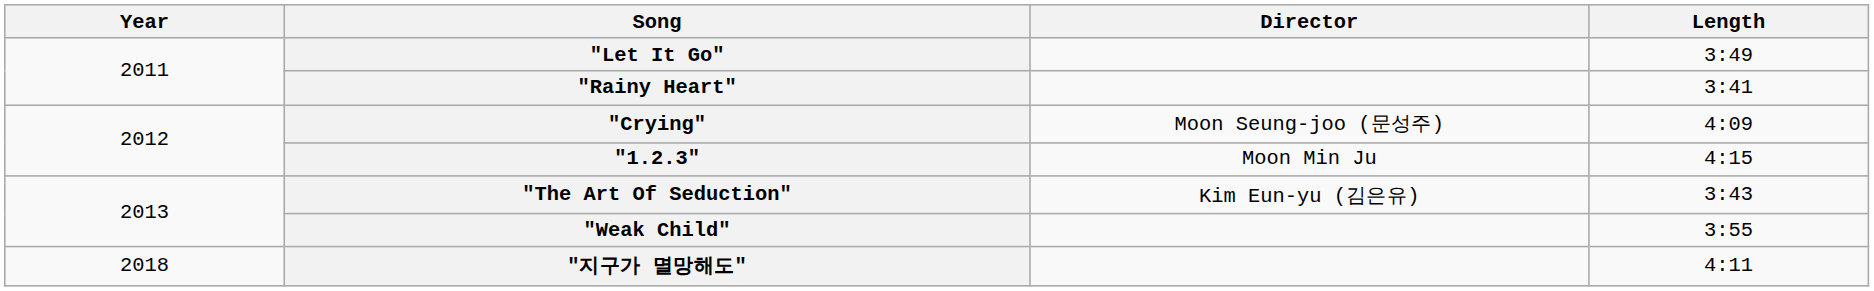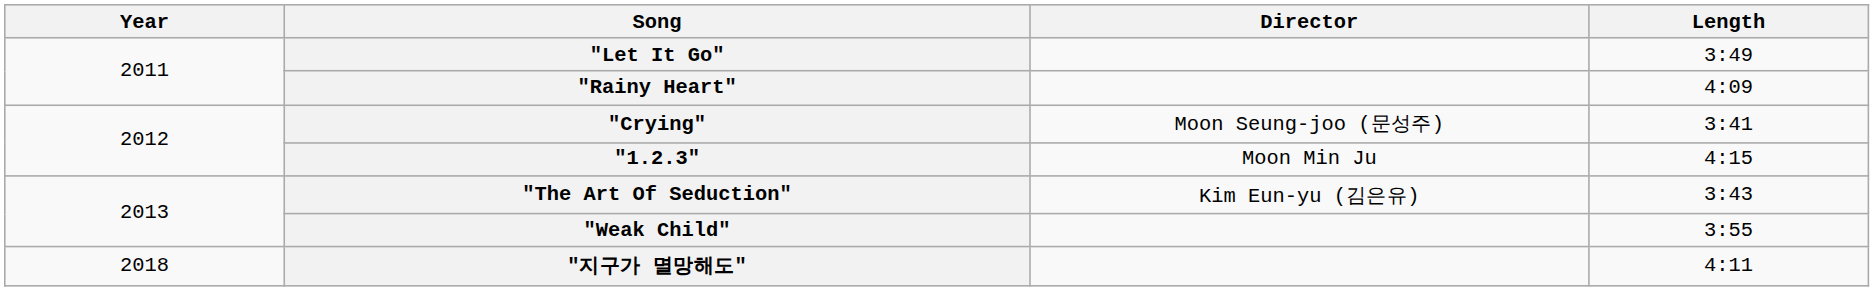(1729, 88) 3:41 -> (1729, 88) 4:09
(1729, 124) 4:09 -> (1729, 124) 3:41
